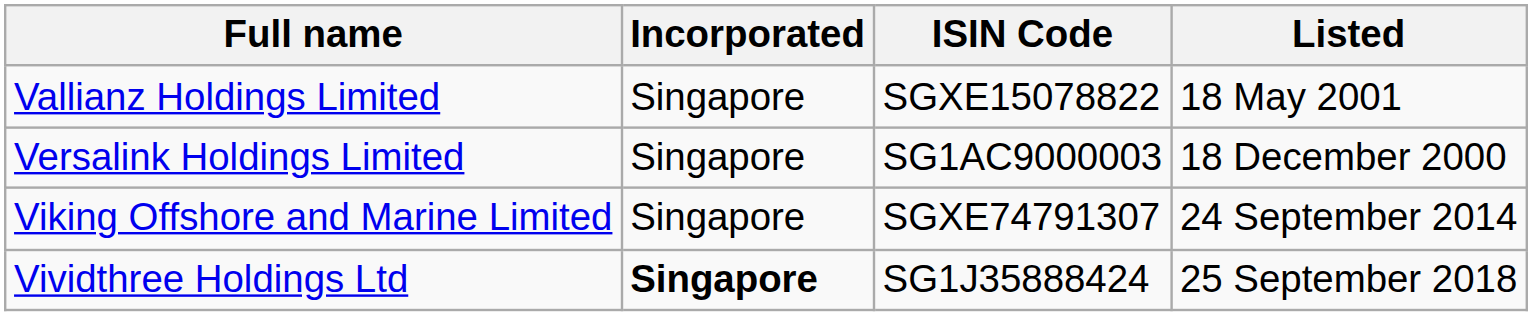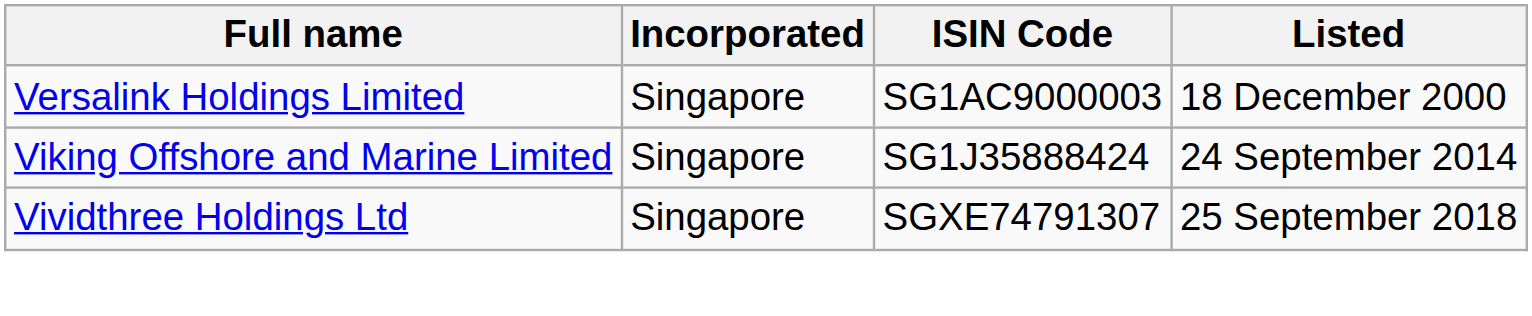- row: (227, 95)
(1021, 217) SGXE74791307 -> (1016, 156) SG1J35888424
(724, 278) bold -> (718, 217) normal
(1016, 278) SG1J35888424 -> (1021, 217) SGXE74791307
